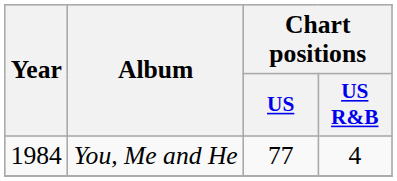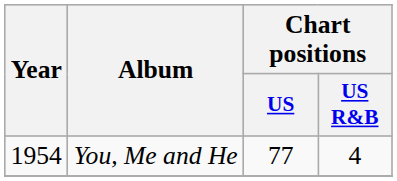(36, 155) 1984 -> (36, 155) 1954
